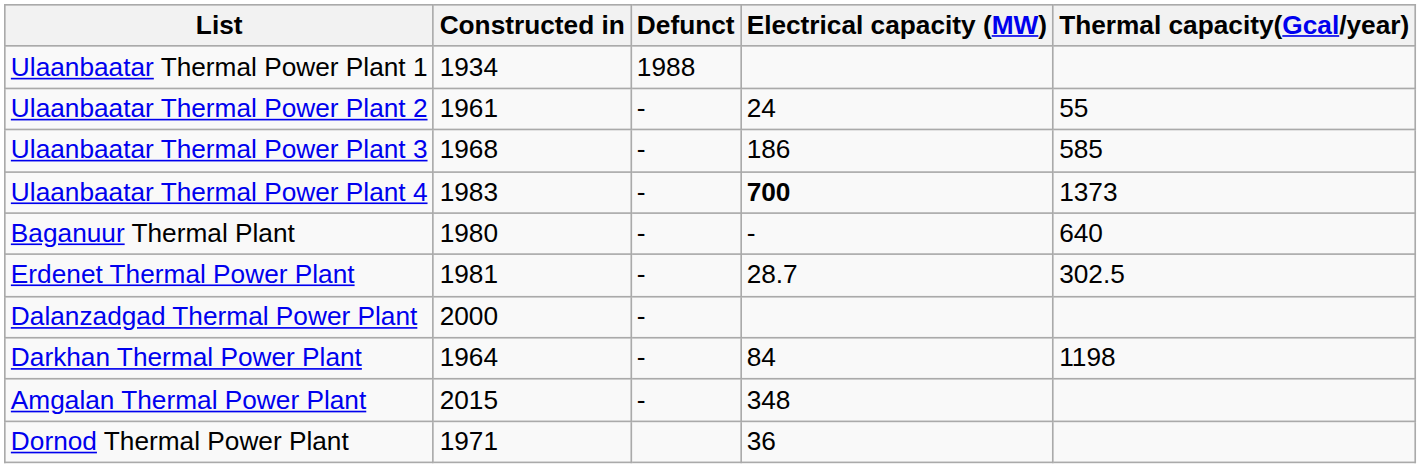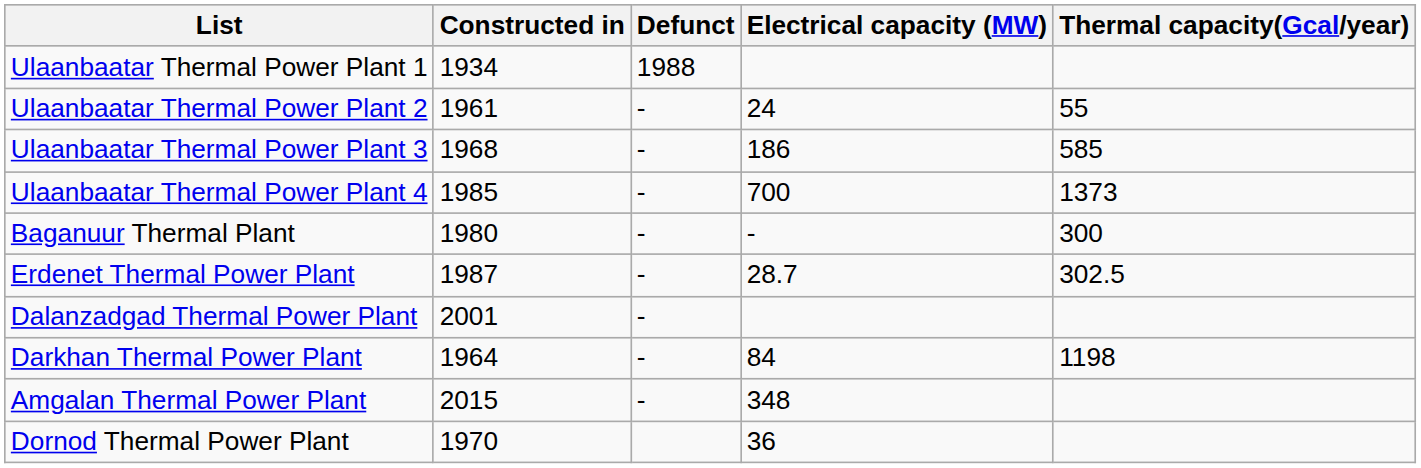(469, 191) 1983 -> (469, 191) 1985
(769, 191) bold -> (769, 191) normal
(1081, 233) 640 -> (1081, 233) 300
(469, 274) 1981 -> (469, 274) 1987
(469, 316) 2000 -> (469, 316) 2001
(469, 441) 1971 -> (469, 441) 1970
